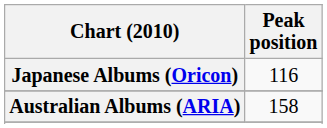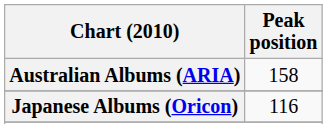rows swapped: (125, 106) <-> (125, 74)
